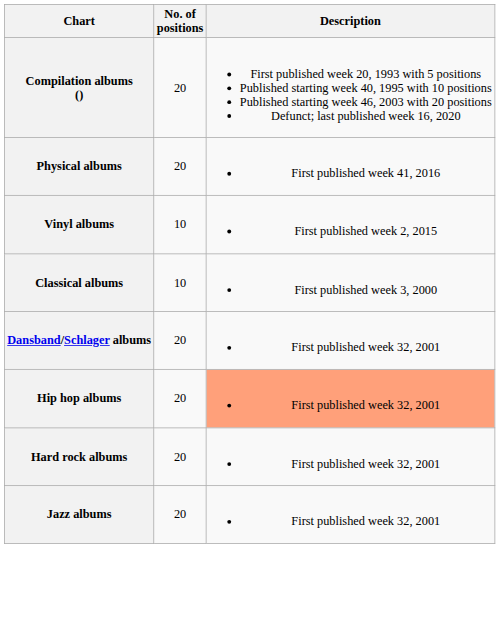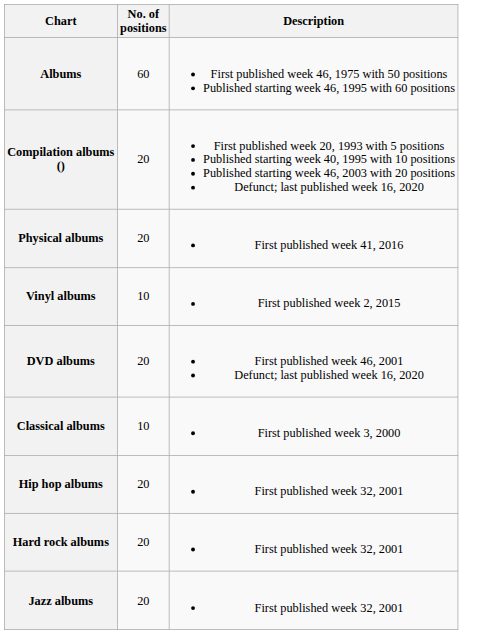+ row: (61, 73)
+ row: (61, 361)
- row: (79, 340)
(350, 406) lightsalmon background -> (314, 491) no background
